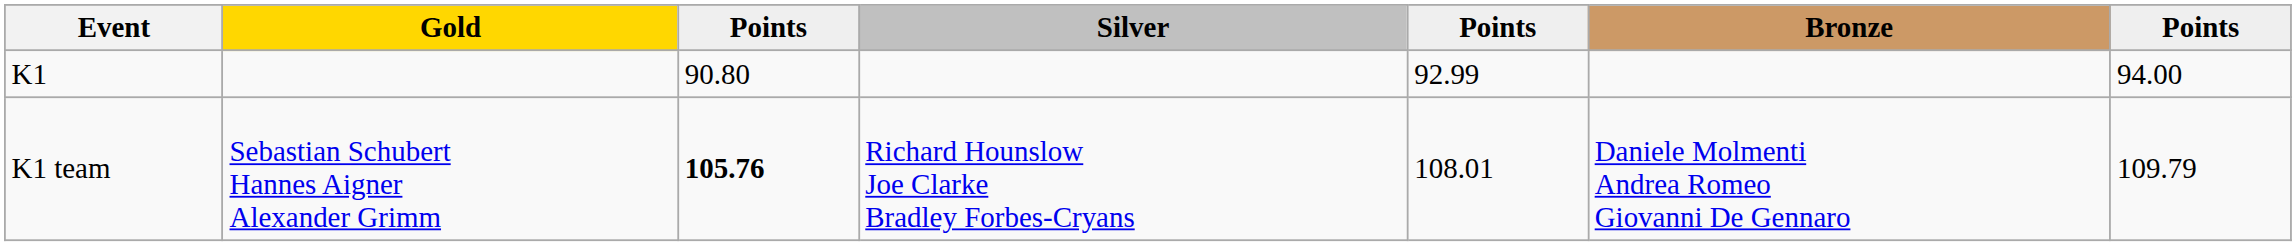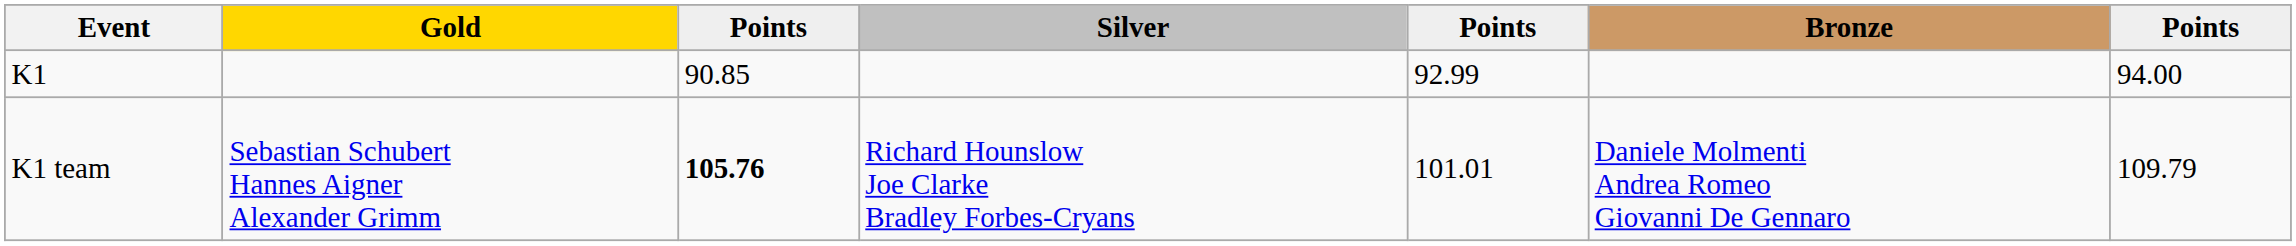(717, 73) 90.80 -> (717, 73) 90.85
(1454, 168) 108.01 -> (1454, 168) 101.01
